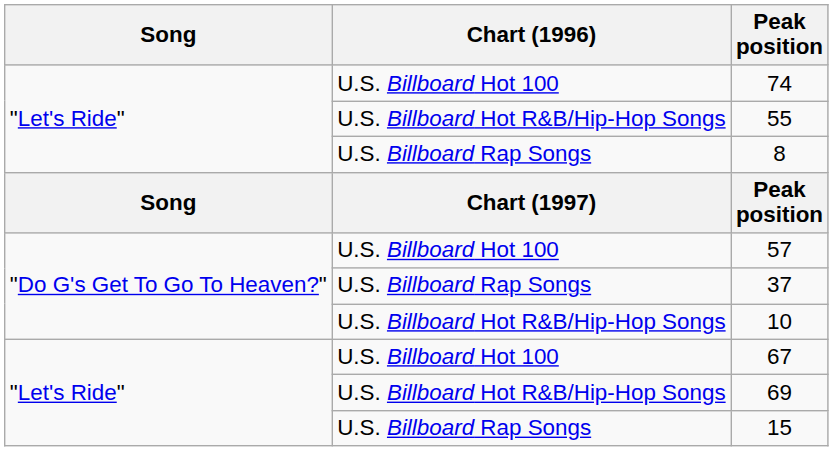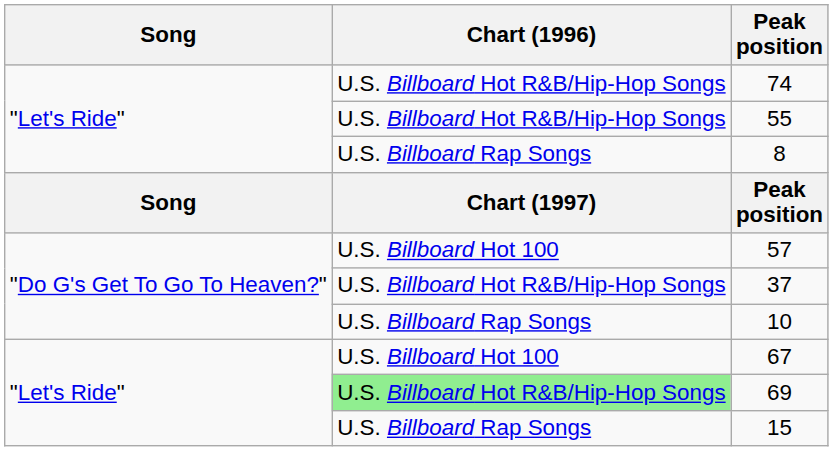(448, 82) U.S. Billboard Hot 100 -> (531, 82) U.S. Billboard Hot R&B/Hip-Hop Songs
(464, 285) U.S. Billboard Rap Songs -> (531, 285) U.S. Billboard Hot R&B/Hip-Hop Songs
(531, 321) U.S. Billboard Hot R&B/Hip-Hop Songs -> (464, 321) U.S. Billboard Rap Songs
(531, 392) no background -> (531, 392) lightgreen background
